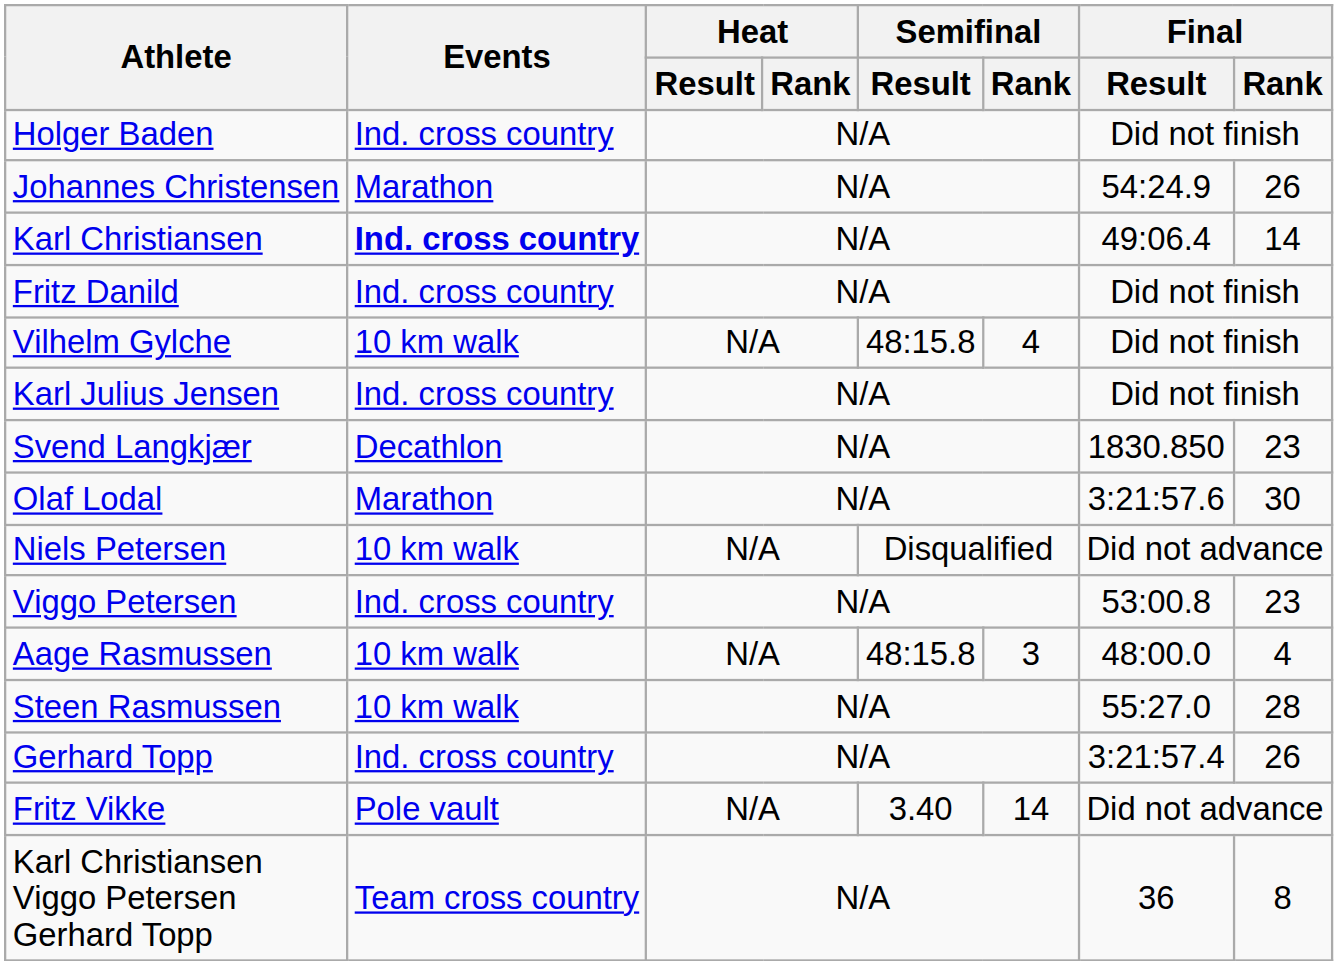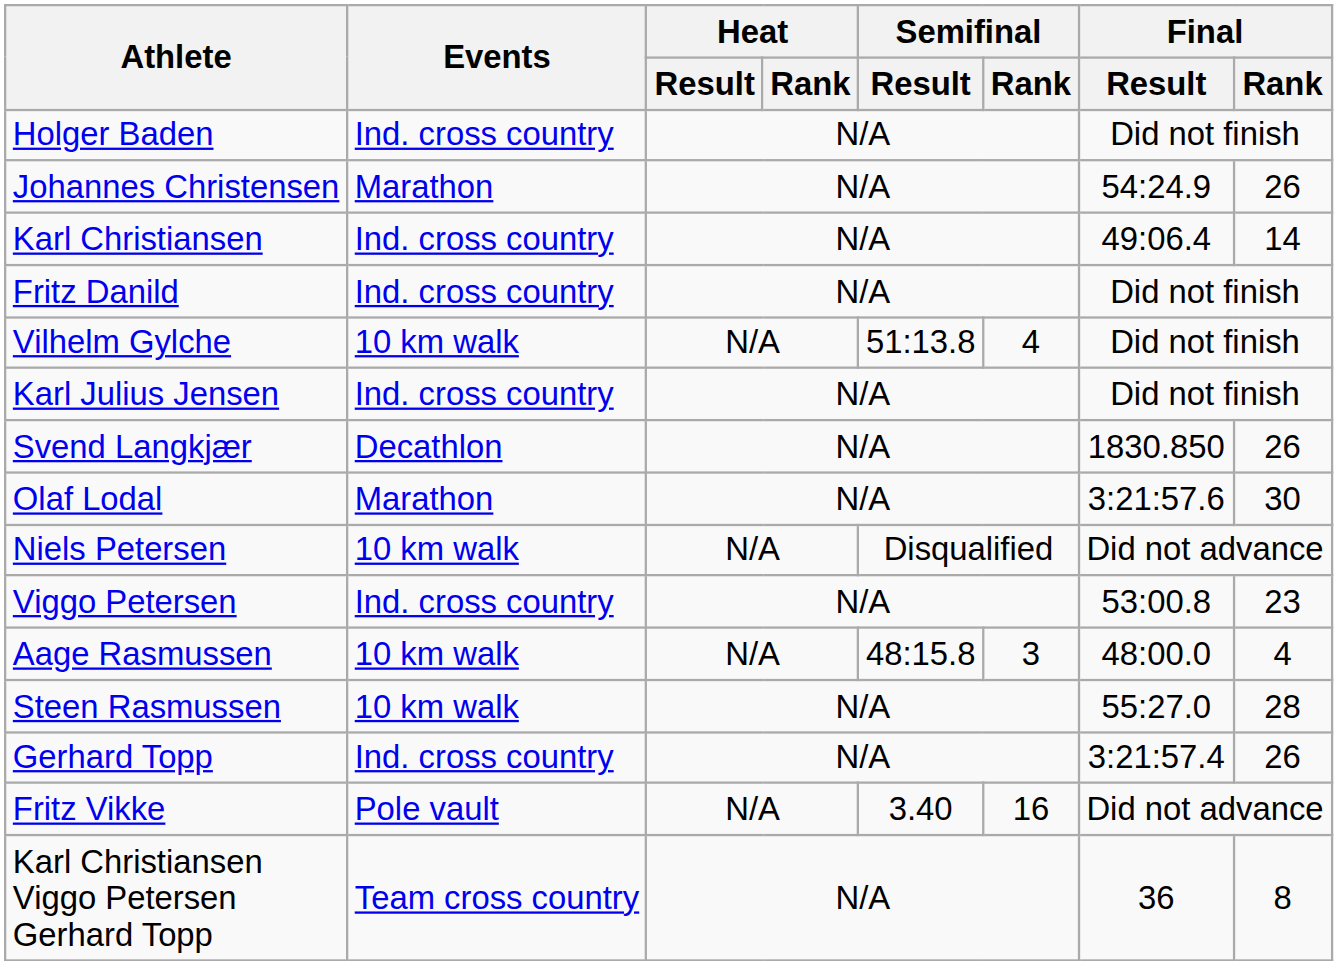(497, 239) bold -> (484, 239) normal
(921, 343) 48:15.8 -> (921, 343) 51:13.8
(1283, 446) 23 -> (1283, 446) 26
(1031, 810) 14 -> (1031, 810) 16
